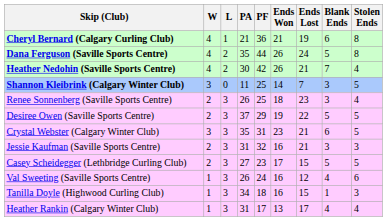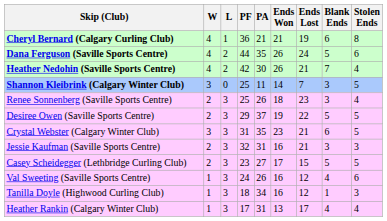columns swapped: (263, 17) <-> (246, 17)
(356, 54) 8 -> (356, 54) 6
(304, 193) 15 -> (304, 193) 12
